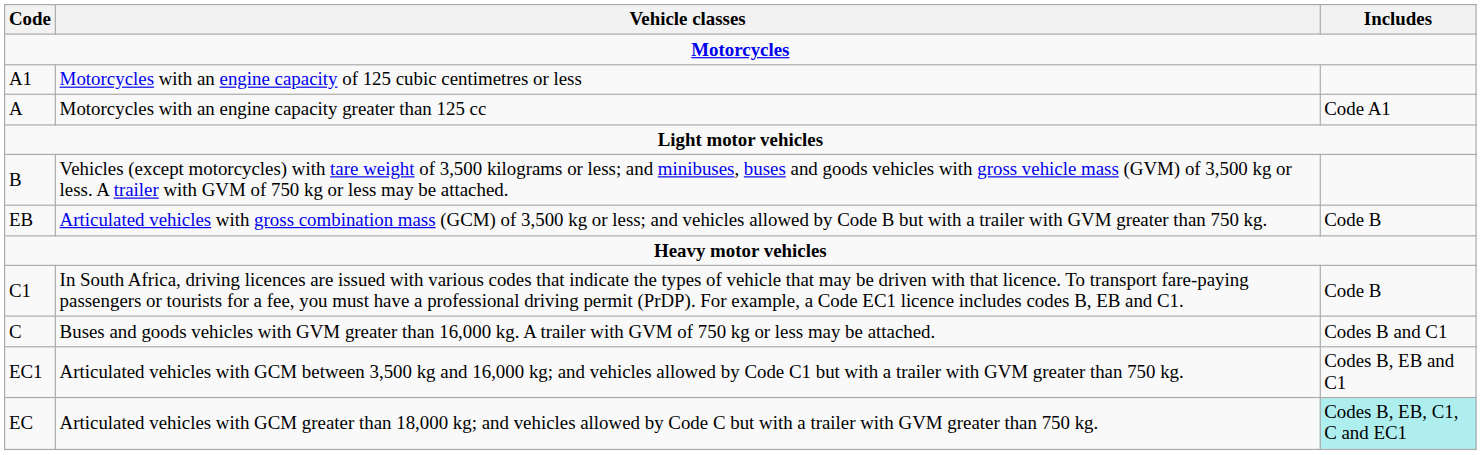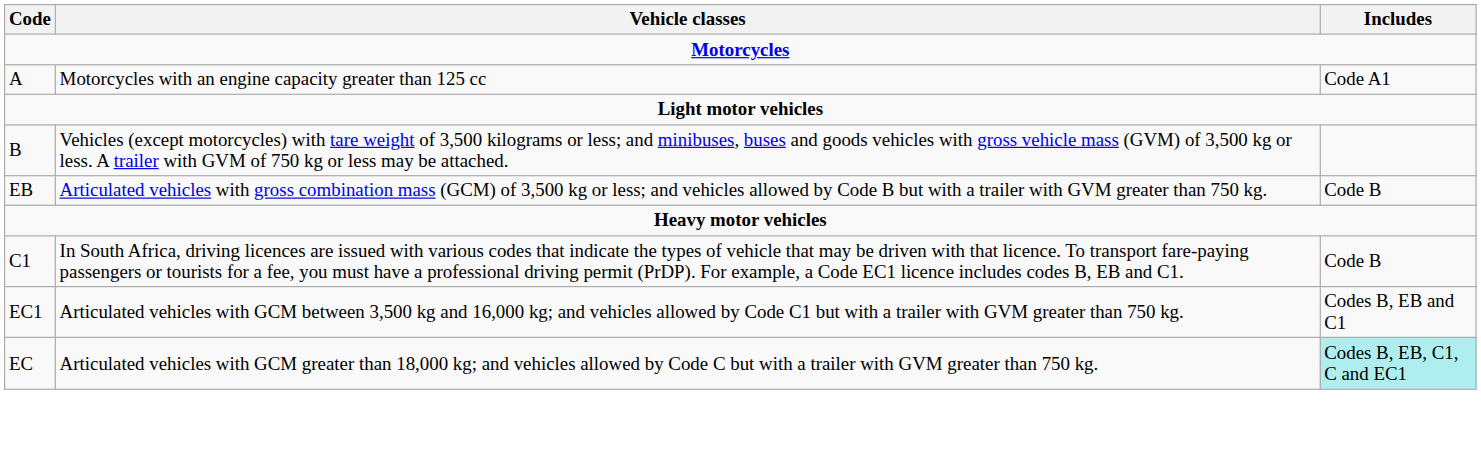- row: (20, 79)
- row: (15, 331)
